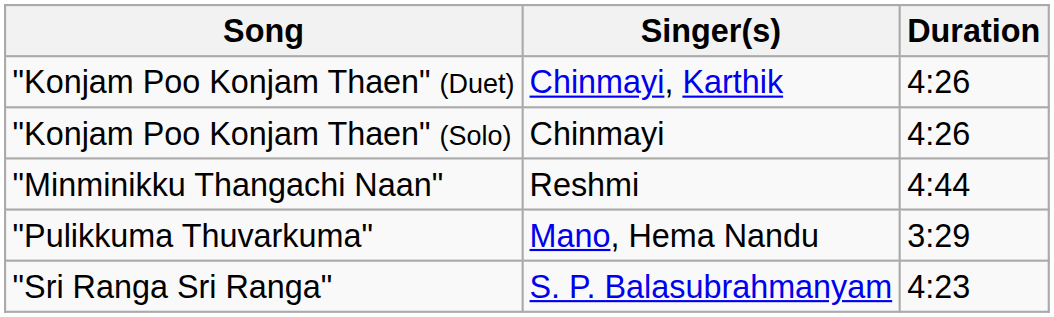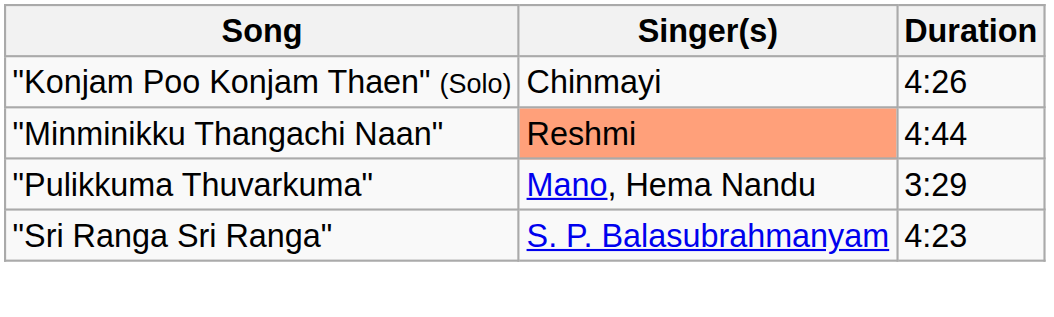- row: (264, 82)
(584, 185) no background -> (581, 133) lightsalmon background
